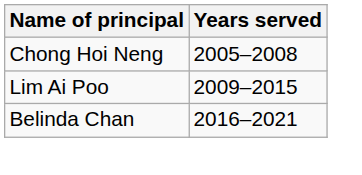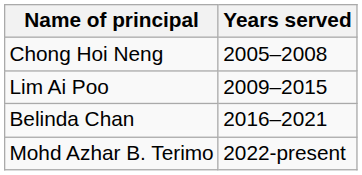+ row: (112, 152)
